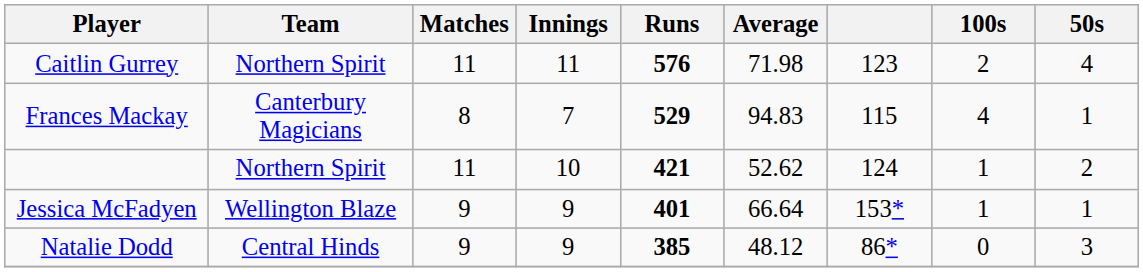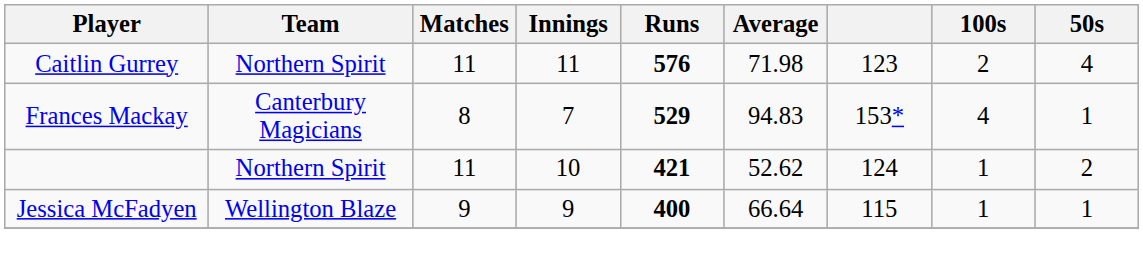(879, 116) 115 -> (879, 116) 153*
(672, 208) 401 -> (672, 208) 400
(879, 208) 153* -> (879, 208) 115
- row: (107, 247)
